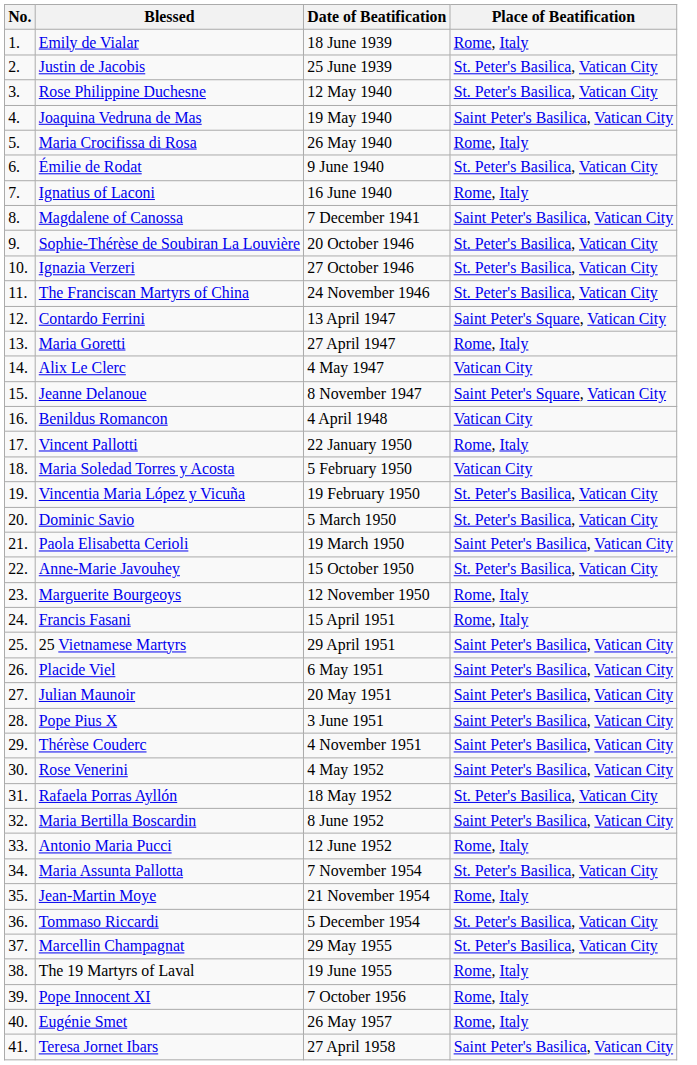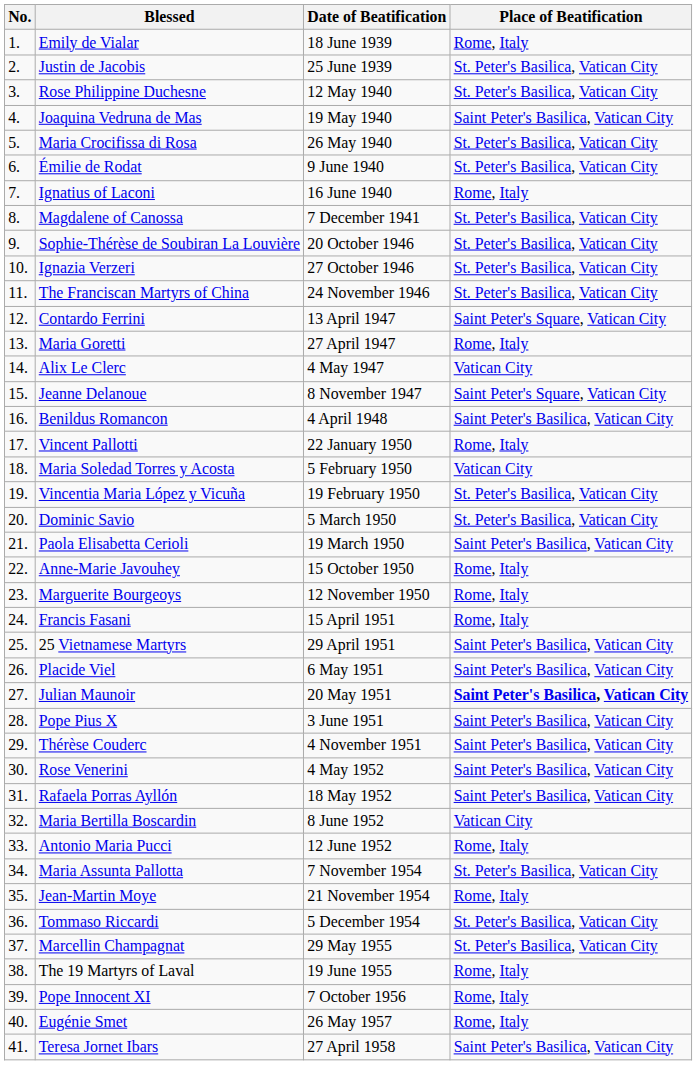(491, 142) Rome, Italy -> (556, 142) St. Peter's Basilica, Vatican City
(563, 218) Saint Peter's Basilica, Vatican City -> (556, 218) St. Peter's Basilica, Vatican City
(493, 419) Vatican City -> (563, 419) Saint Peter's Basilica, Vatican City
(556, 569) St. Peter's Basilica, Vatican City -> (491, 569) Rome, Italy
(563, 695) normal -> (571, 695) bold
(556, 795) St. Peter's Basilica, Vatican City -> (563, 795) Saint Peter's Basilica, Vatican City
(563, 820) Saint Peter's Basilica, Vatican City -> (493, 820) Vatican City
